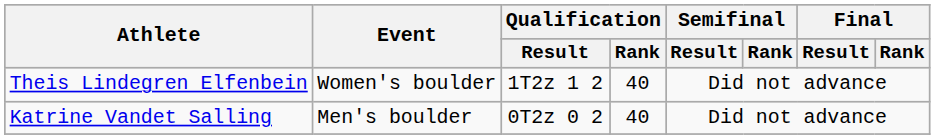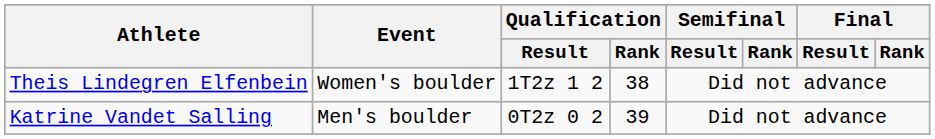(638, 84) 40 -> (638, 84) 38
(638, 118) 40 -> (638, 118) 39
